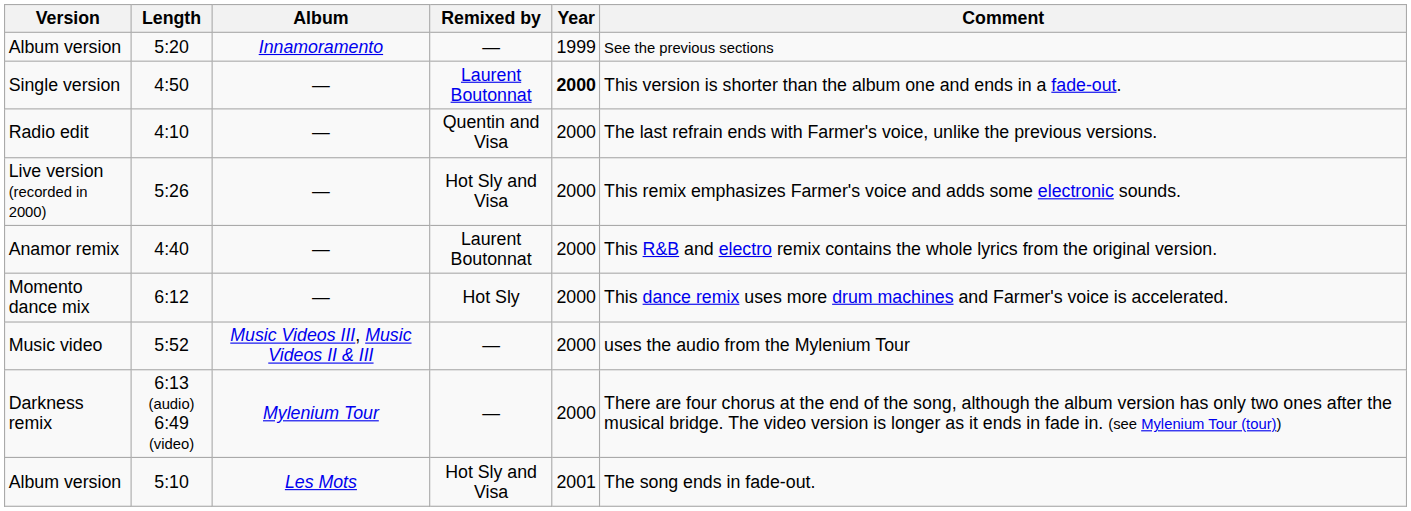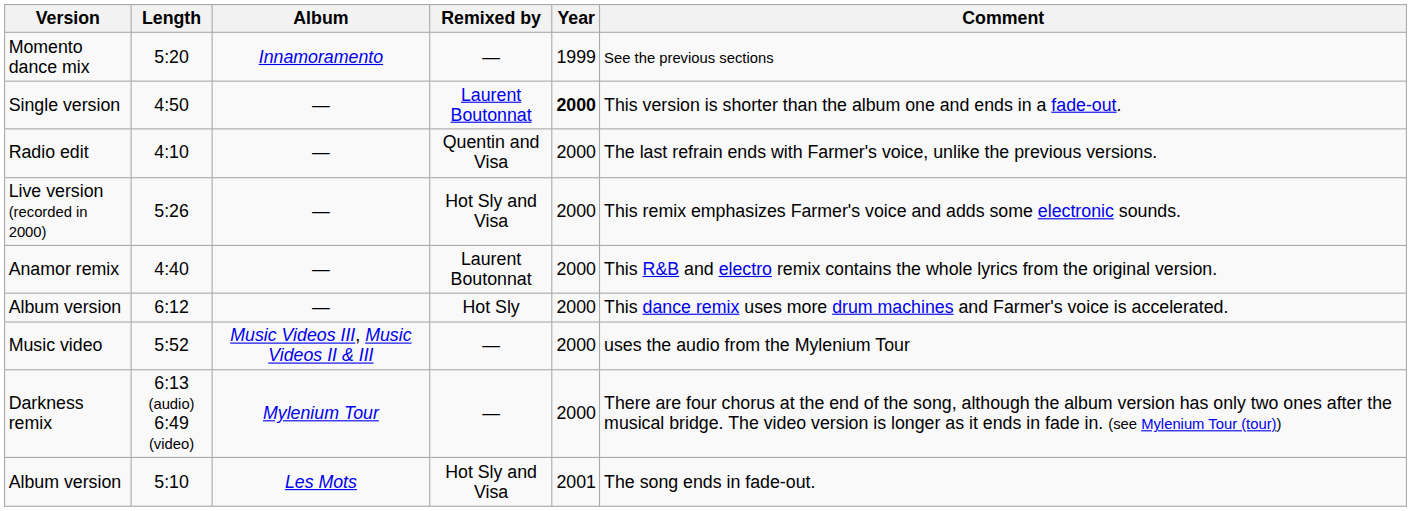(65, 46) Album version -> (49, 56) Momento dance mix
(49, 297) Momento dance mix -> (65, 307) Album version
